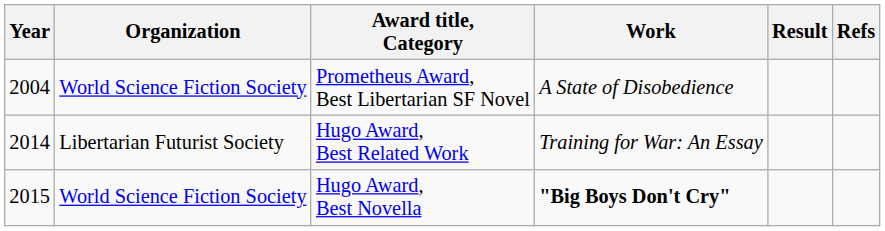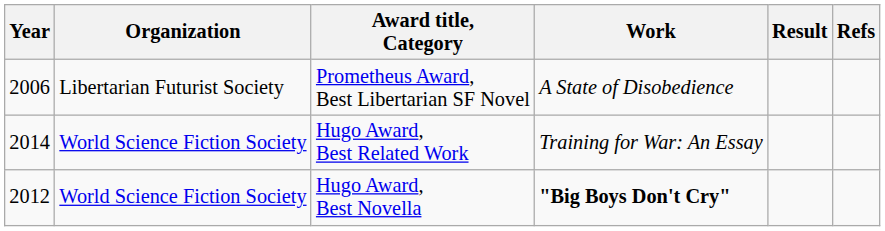(30, 87) 2004 -> (30, 87) 2006
(183, 87) World Science Fiction Society -> (172, 87) Libertarian Futurist Society
(172, 142) Libertarian Futurist Society -> (183, 142) World Science Fiction Society
(30, 197) 2015 -> (30, 197) 2012
